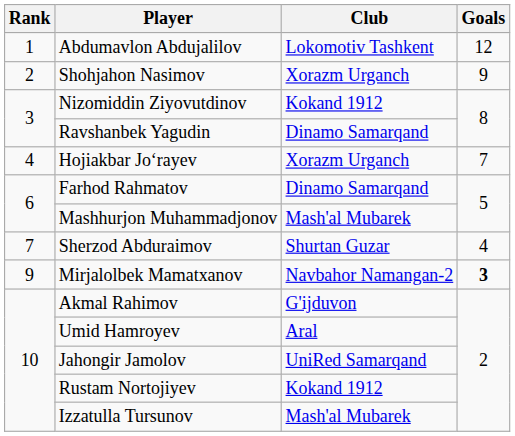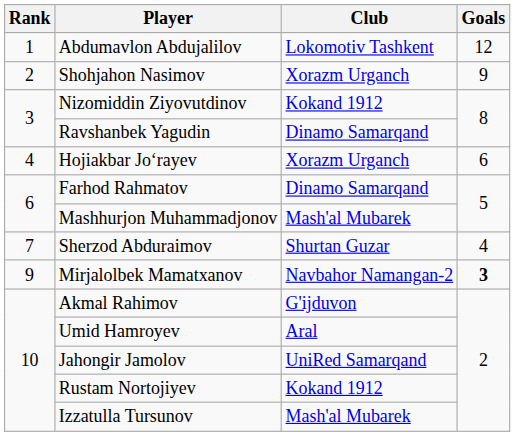(483, 160) 7 -> (483, 160) 6
